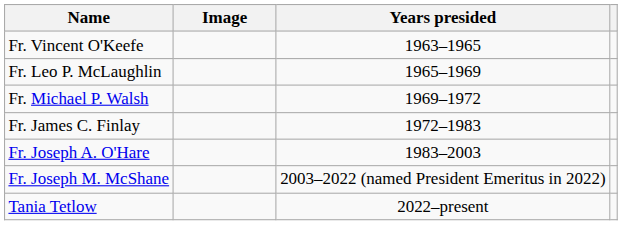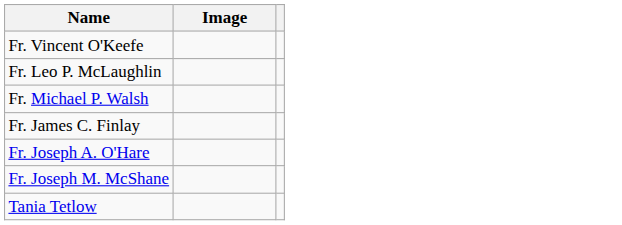- column: (443, 17)
